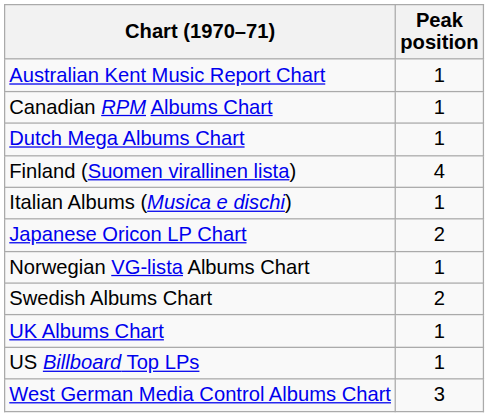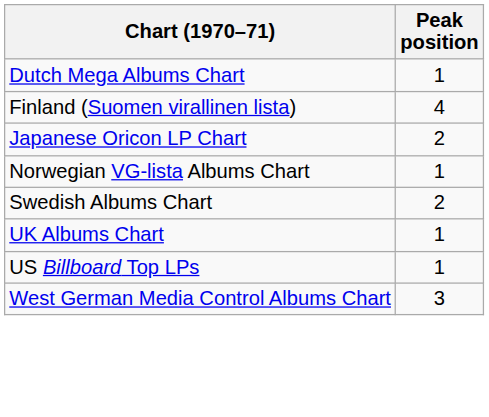- row: (167, 75)
- row: (141, 107)
- row: (150, 203)
